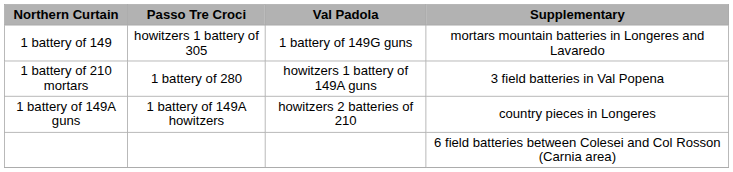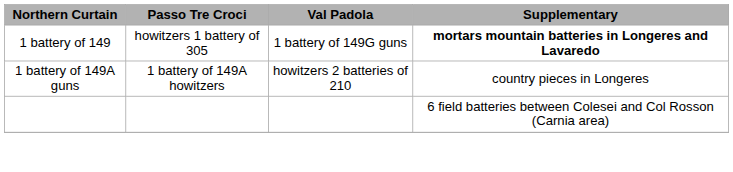(577, 43) normal -> (570, 43) bold
- row: (66, 78)
